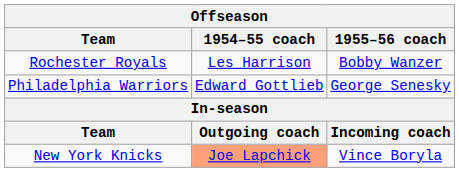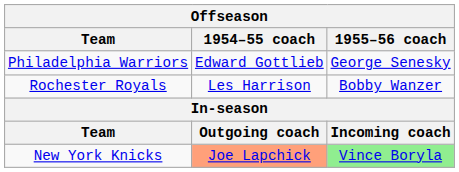rows swapped: (98, 86) <-> (98, 63)
(391, 156) no background -> (391, 156) lightgreen background
